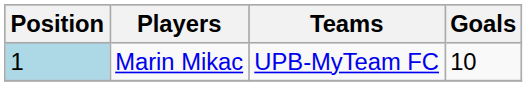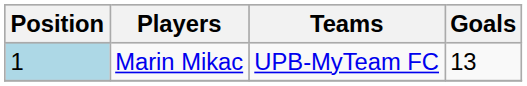(463, 62) 10 -> (463, 62) 13
